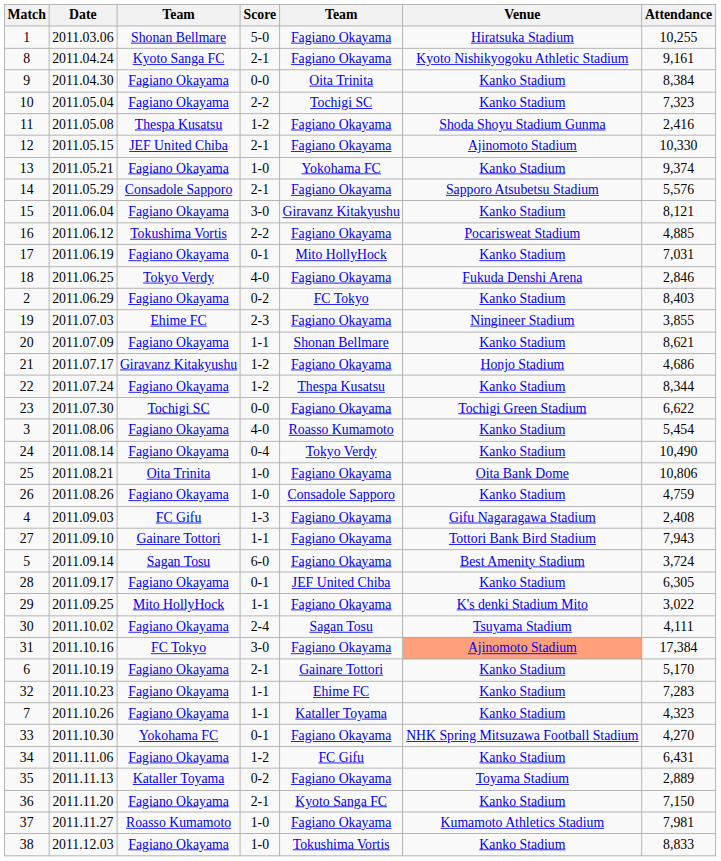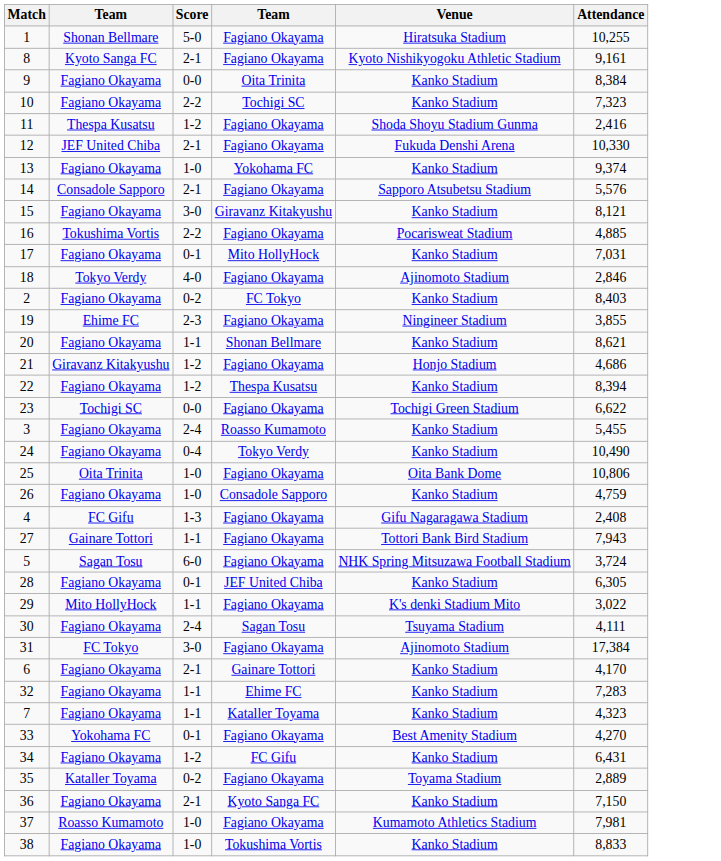- column: (83, 15)
(522, 146) Ajinomoto Stadium -> (455, 146) Fukuda Denshi Arena
(522, 277) Fukuda Denshi Arena -> (455, 277) Ajinomoto Stadium
(679, 386) 8,344 -> (611, 386) 8,394
(260, 430) 4-0 -> (192, 430) 2-4
(679, 430) 5,454 -> (611, 430) 5,455
(522, 560) Best Amenity Stadium -> (455, 560) NHK Spring Mitsuzawa Football Stadium
(522, 648) lightsalmon background -> (455, 648) no background
(679, 670) 5,170 -> (611, 670) 4,170
(522, 735) NHK Spring Mitsuzawa Football Stadium -> (455, 735) Best Amenity Stadium
